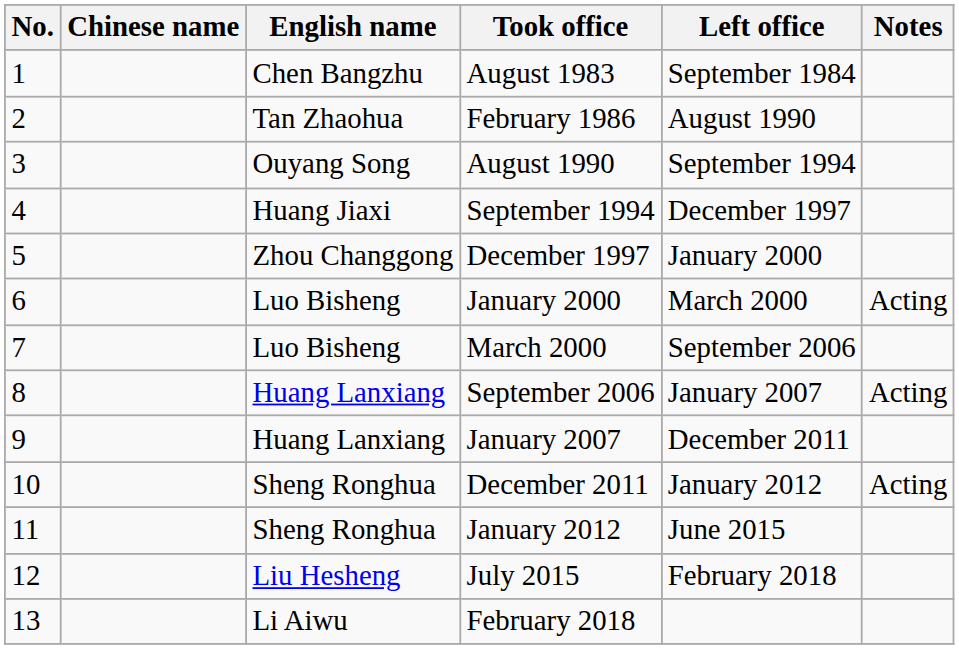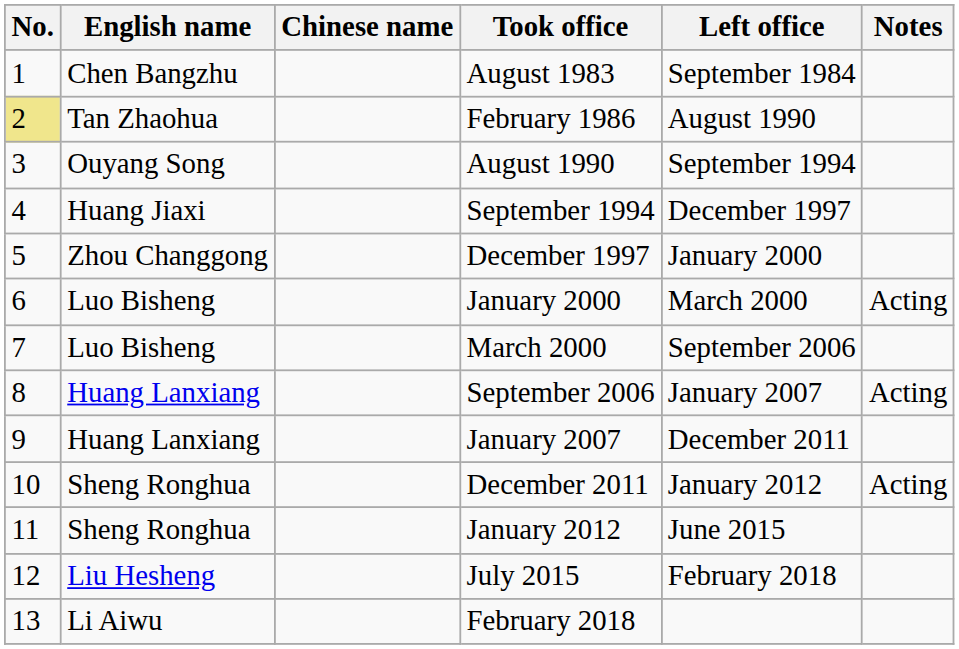columns swapped: (353, 27) <-> (153, 27)
(19, 118) no background -> (19, 118) khaki background
